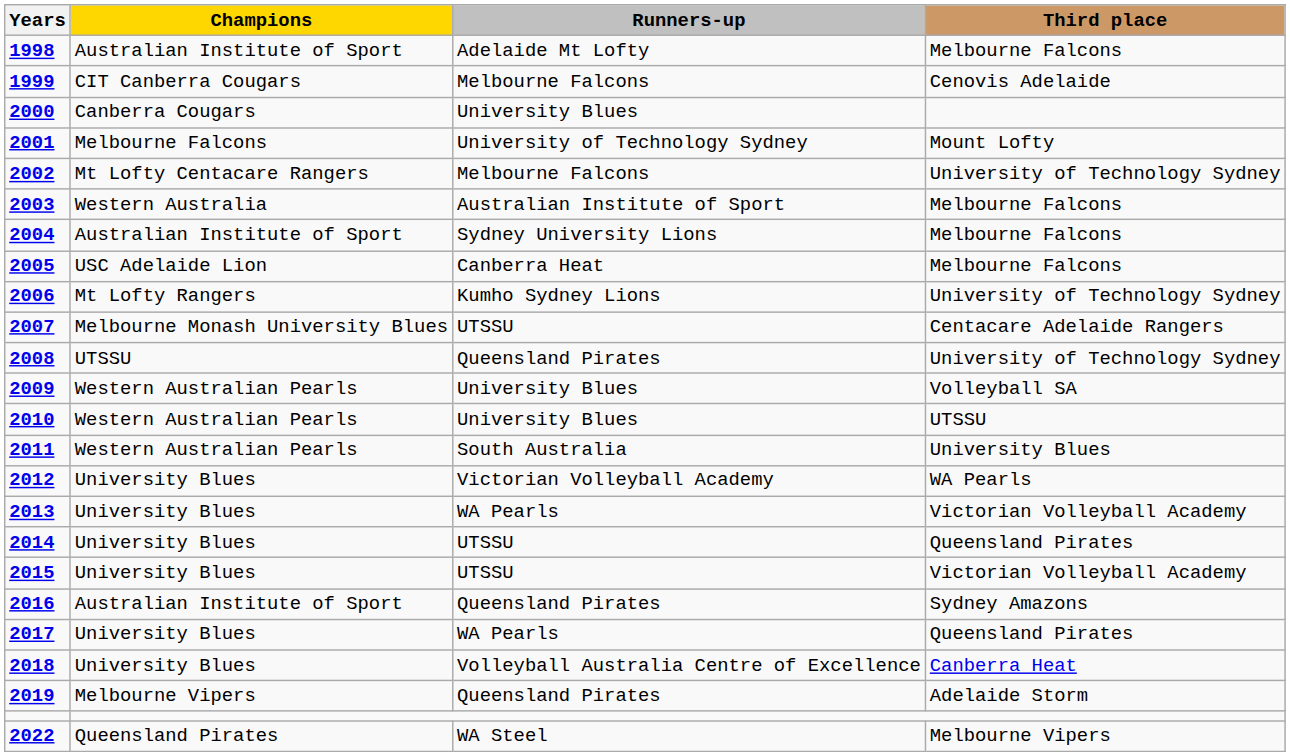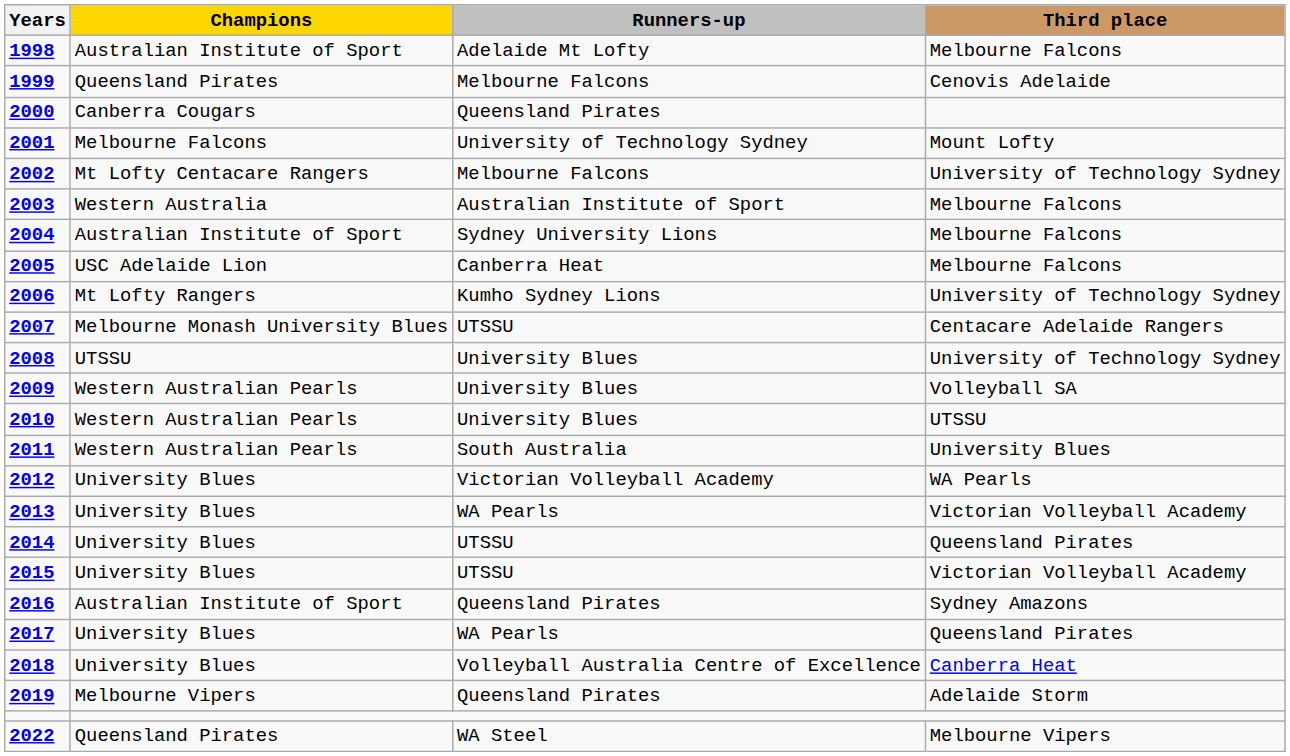(188, 82) CIT Canberra Cougars -> (177, 82) Queensland Pirates
(548, 112) University Blues -> (559, 112) Queensland Pirates
(559, 358) Queensland Pirates -> (548, 358) University Blues
